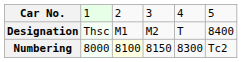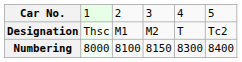(221, 31) 8400 -> (218, 31) Tc2
(128, 48) lightyellow background -> (128, 48) no background
(218, 48) Tc2 -> (221, 48) 8400
